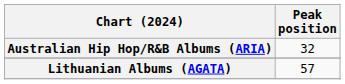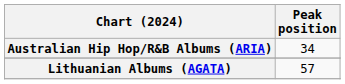(308, 48) 32 -> (308, 48) 34
